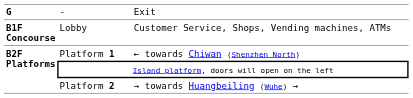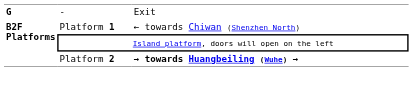- row: (73, 27)
(216, 86) normal -> (216, 59) bold
